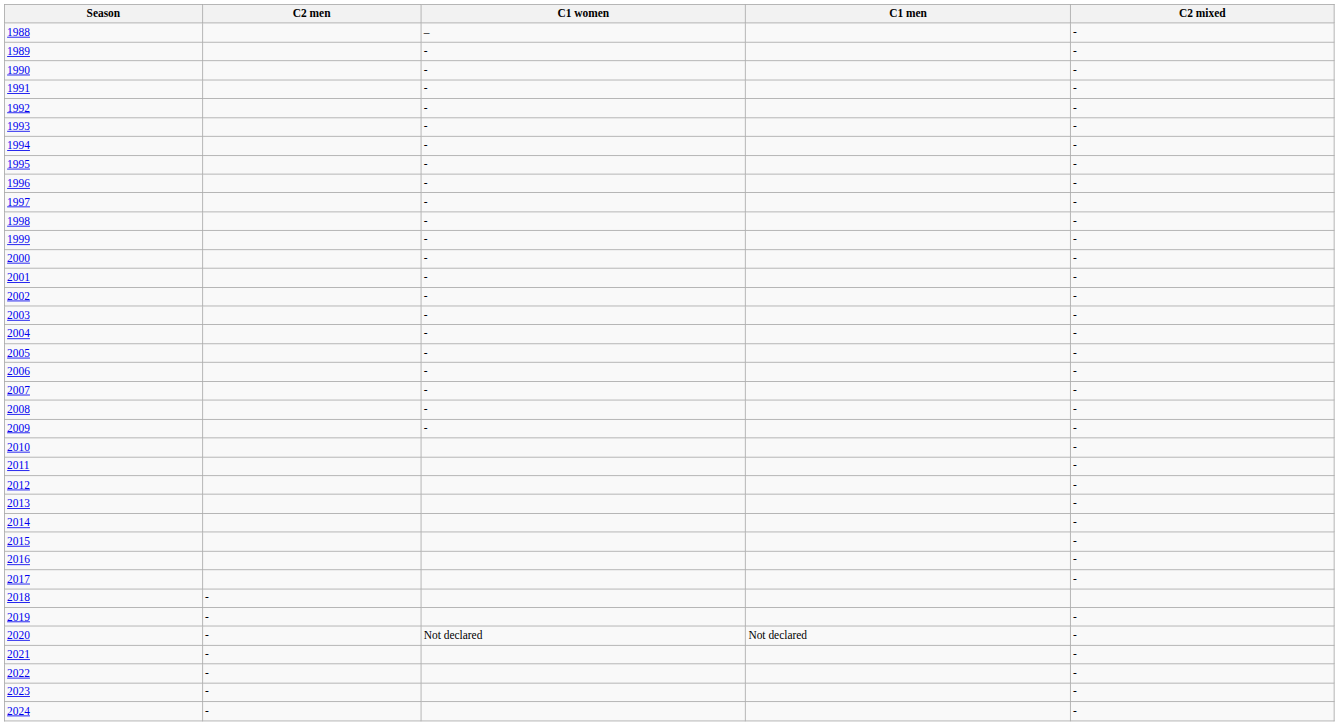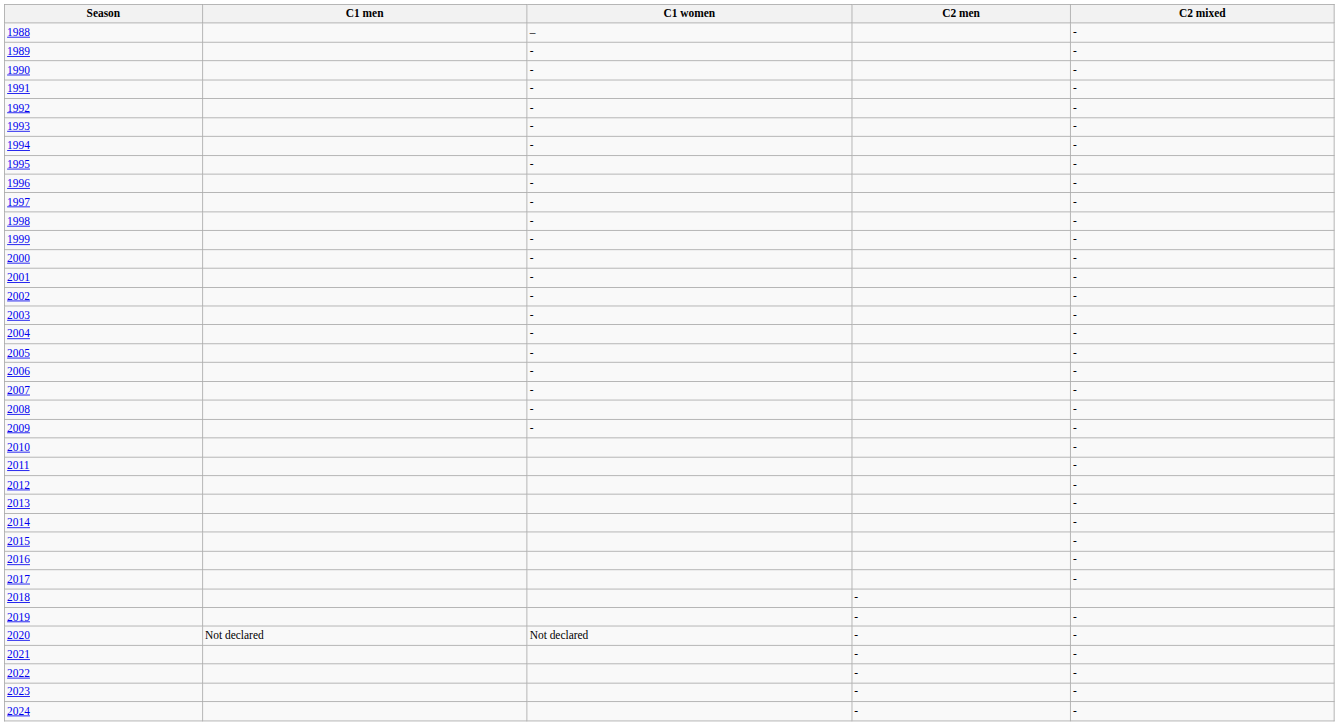columns swapped: (908, 13) <-> (312, 13)
